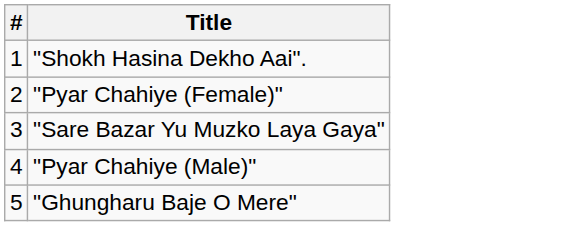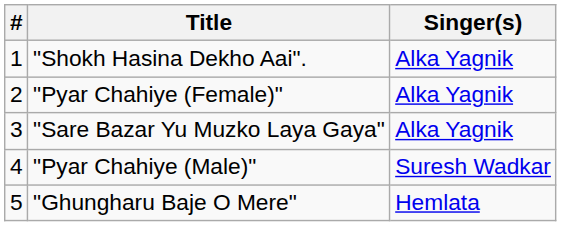+ column: (473, 22)
